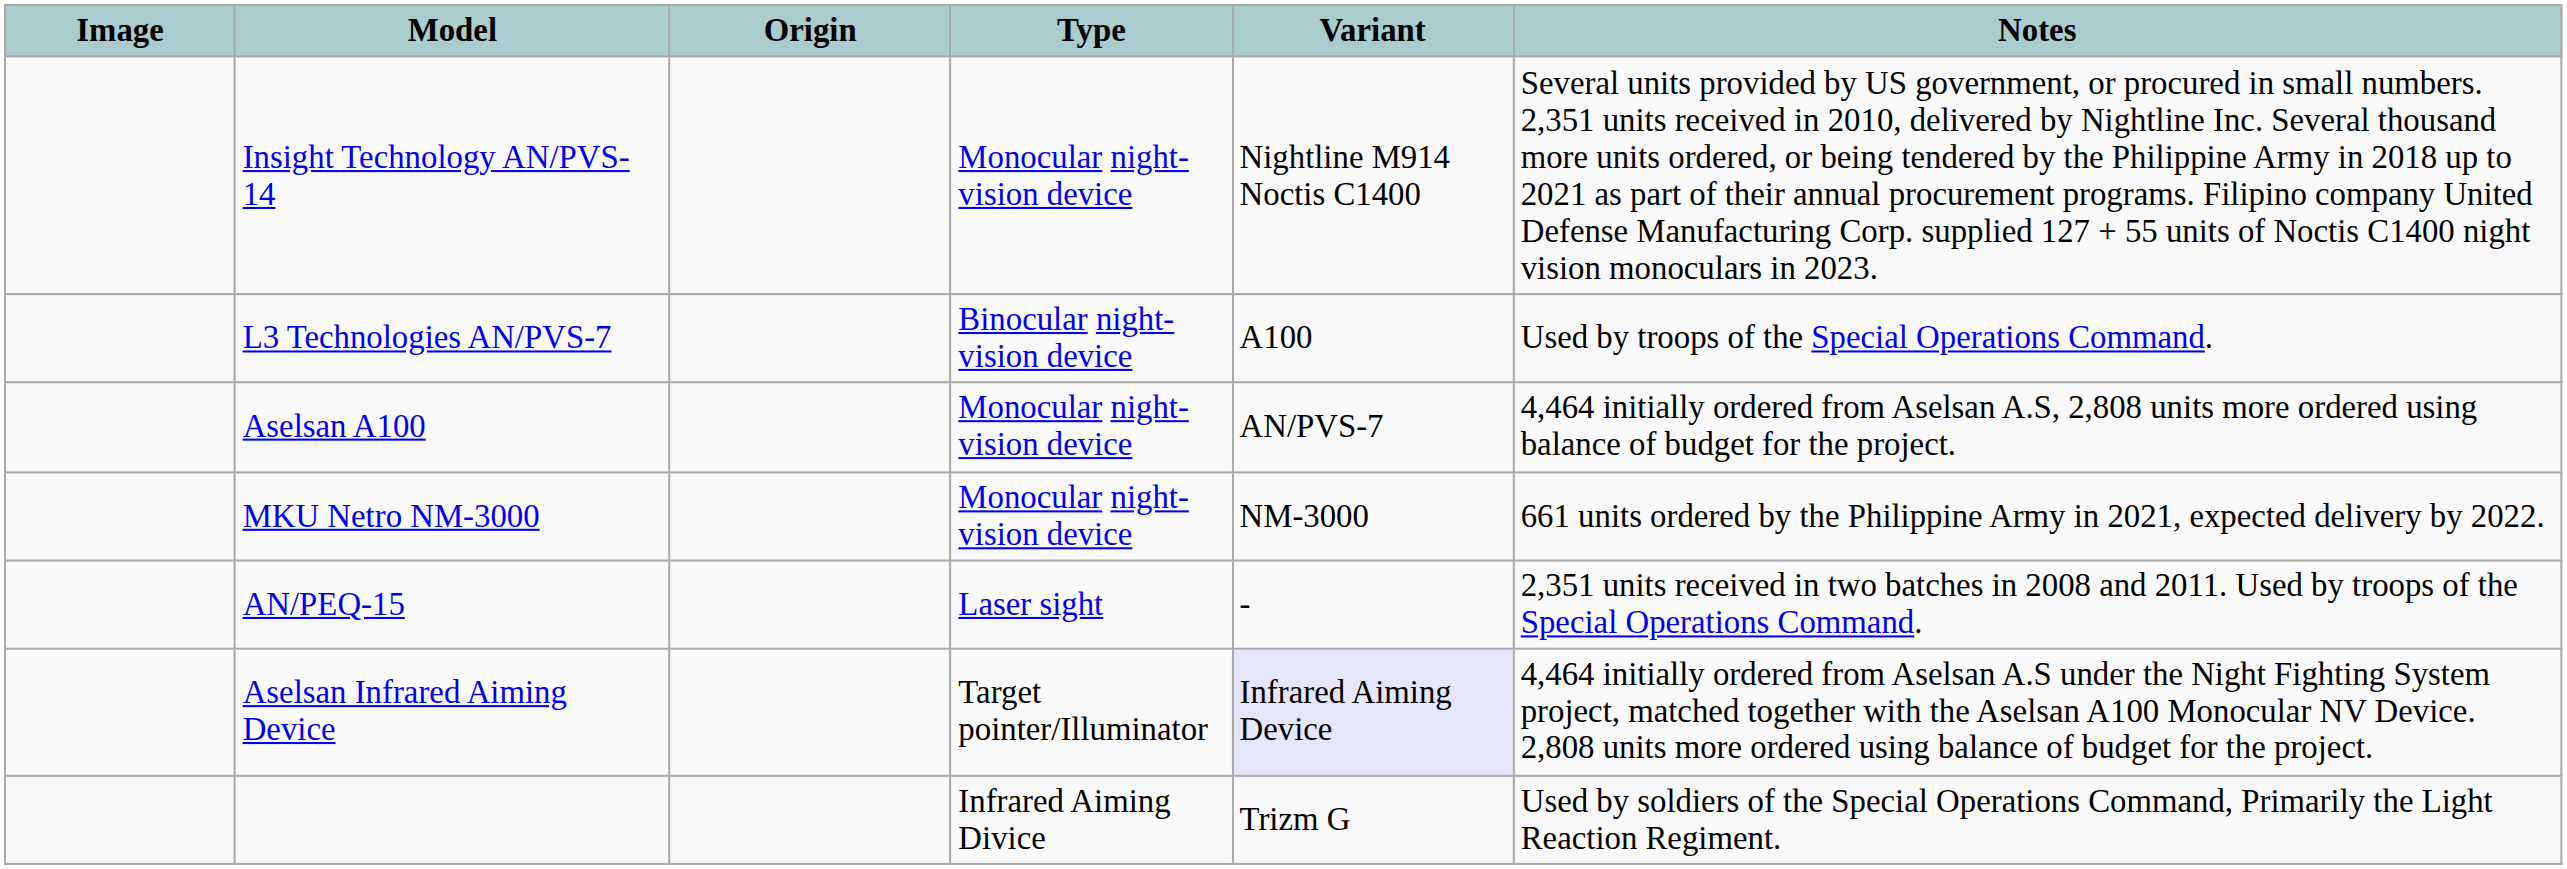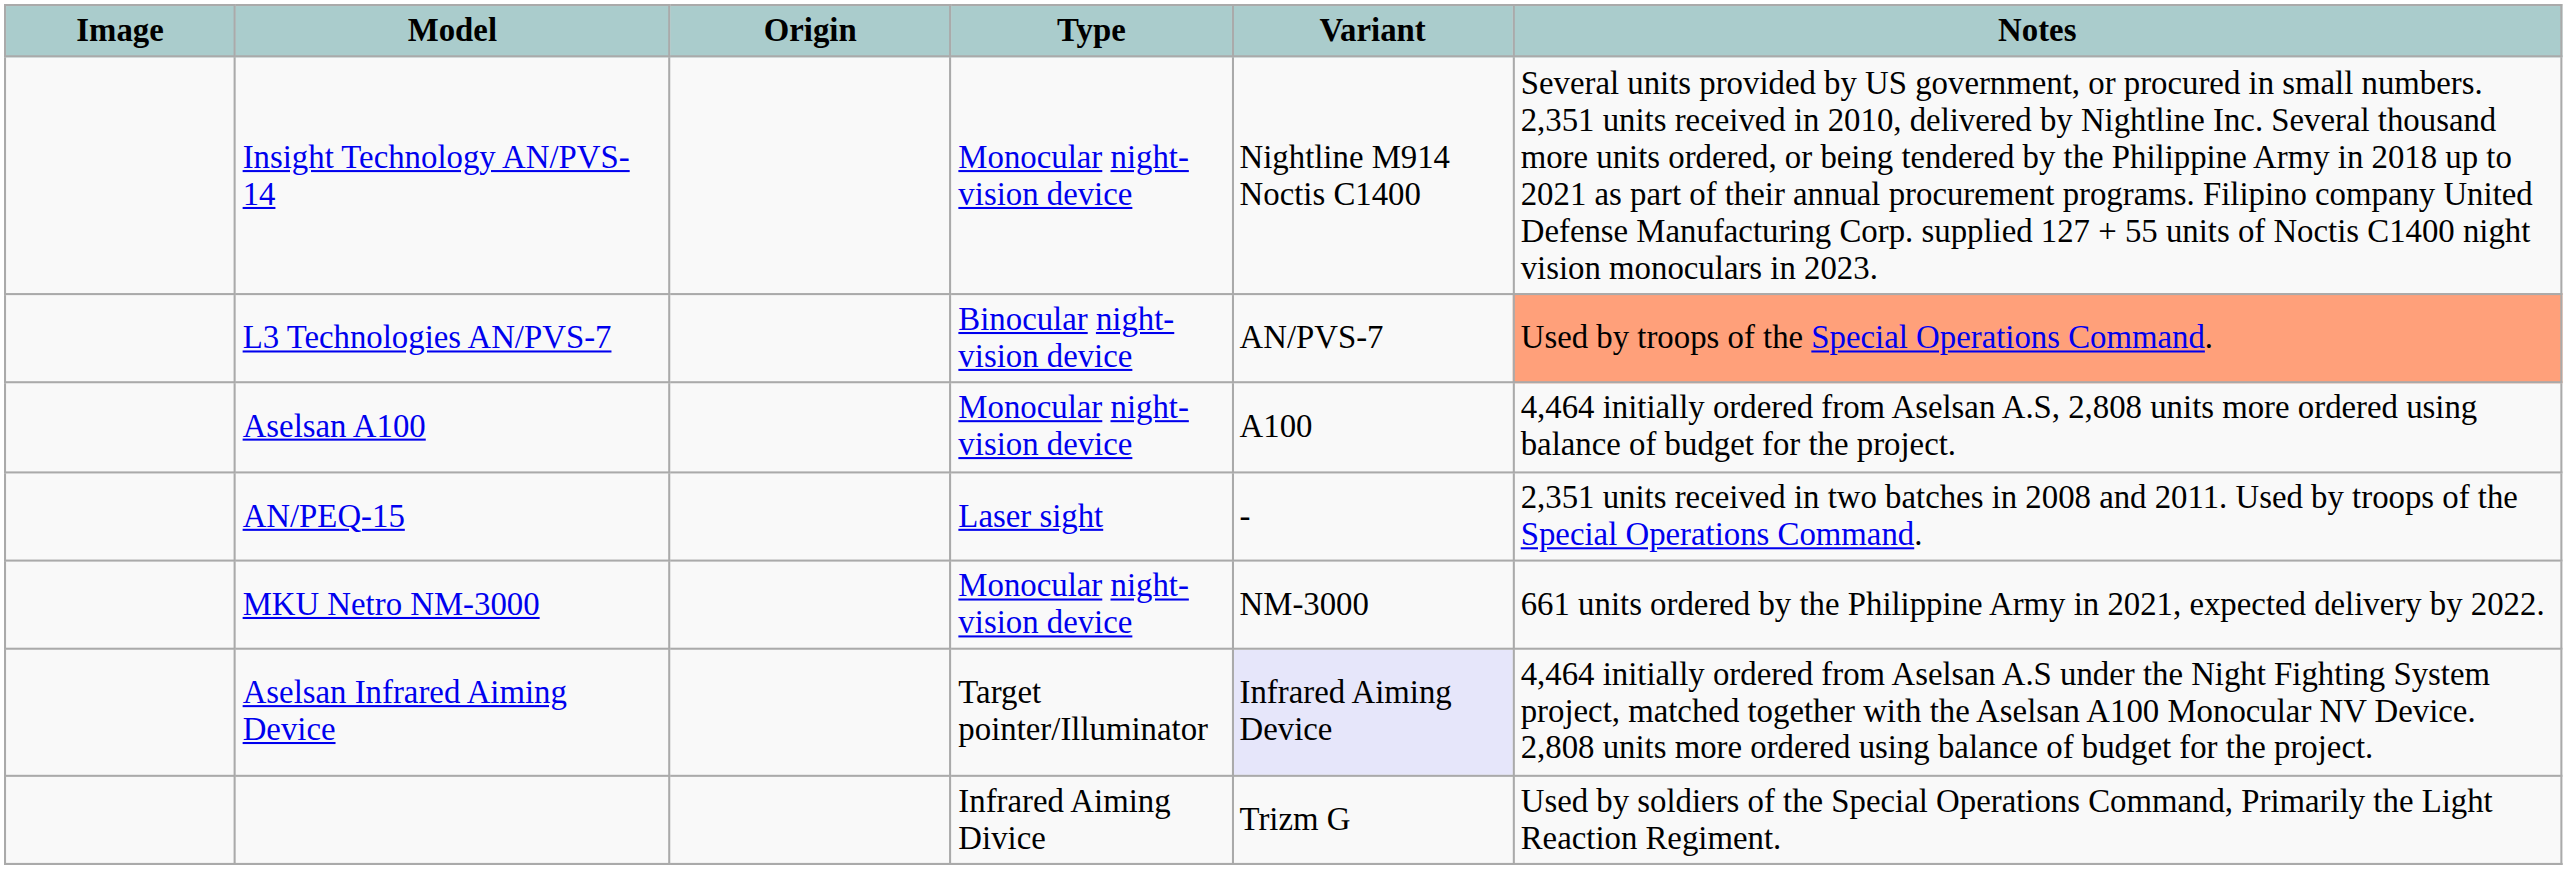(1276, 337) A100 -> (1312, 337) AN/PVS-7
(1867, 337) no background -> (1867, 337) lightsalmon background
(1312, 426) AN/PVS-7 -> (1276, 426) A100
rows swapped: (391, 515) <-> (324, 604)
